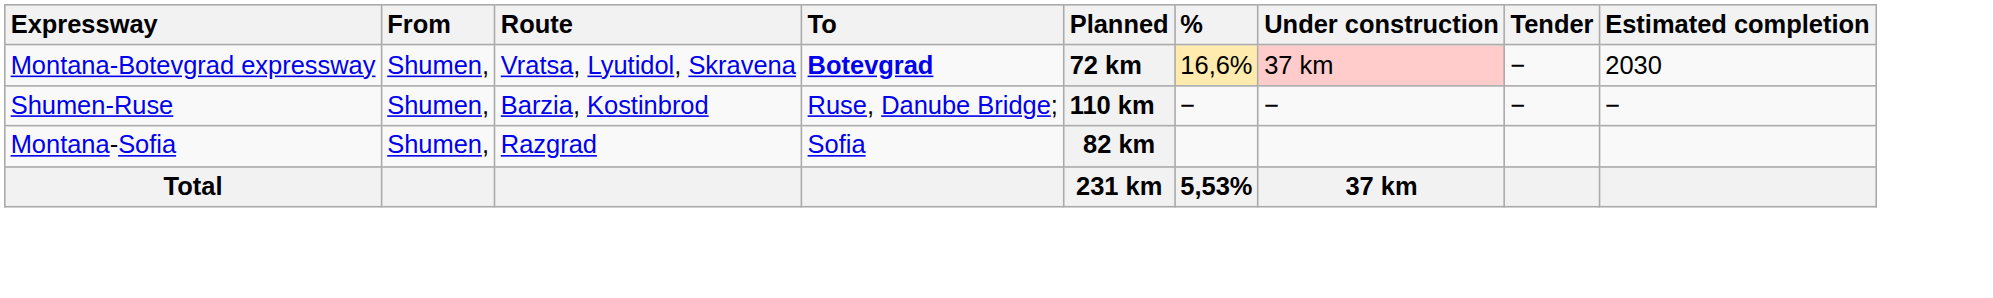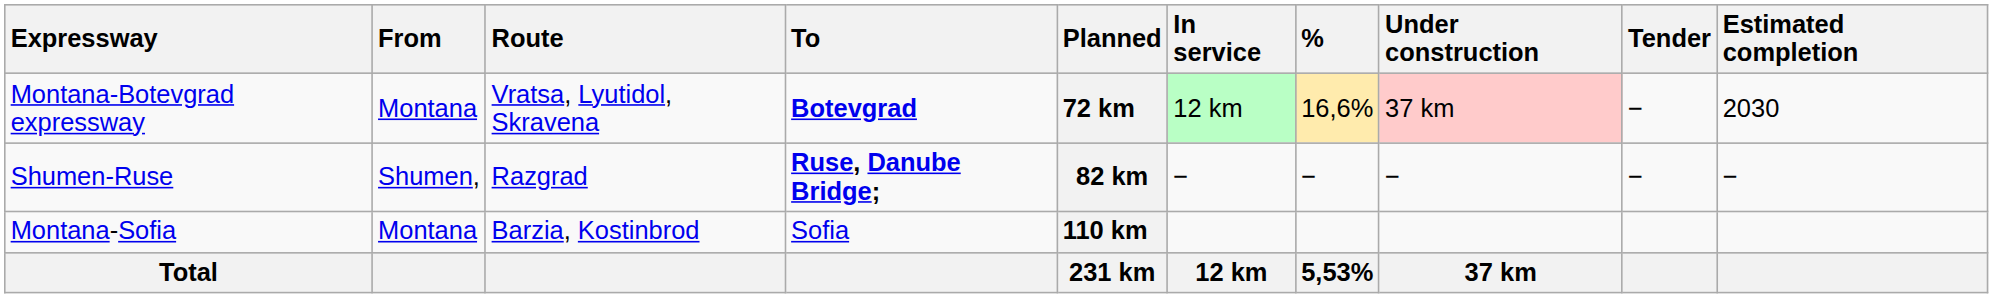+ column: (1217, 38)
(438, 65) Shumen, -> (428, 107) Montana
(605, 105) Barzia, Kostinbrod -> (540, 176) Razgrad
(933, 105) normal -> (876, 176) bold
(1112, 105) 110 km -> (1112, 176) 82 km
(438, 145) Shumen, -> (428, 231) Montana
(549, 145) Razgrad -> (596, 231) Barzia, Kostinbrod
(1119, 145) 82 km -> (1105, 231) 110 km
